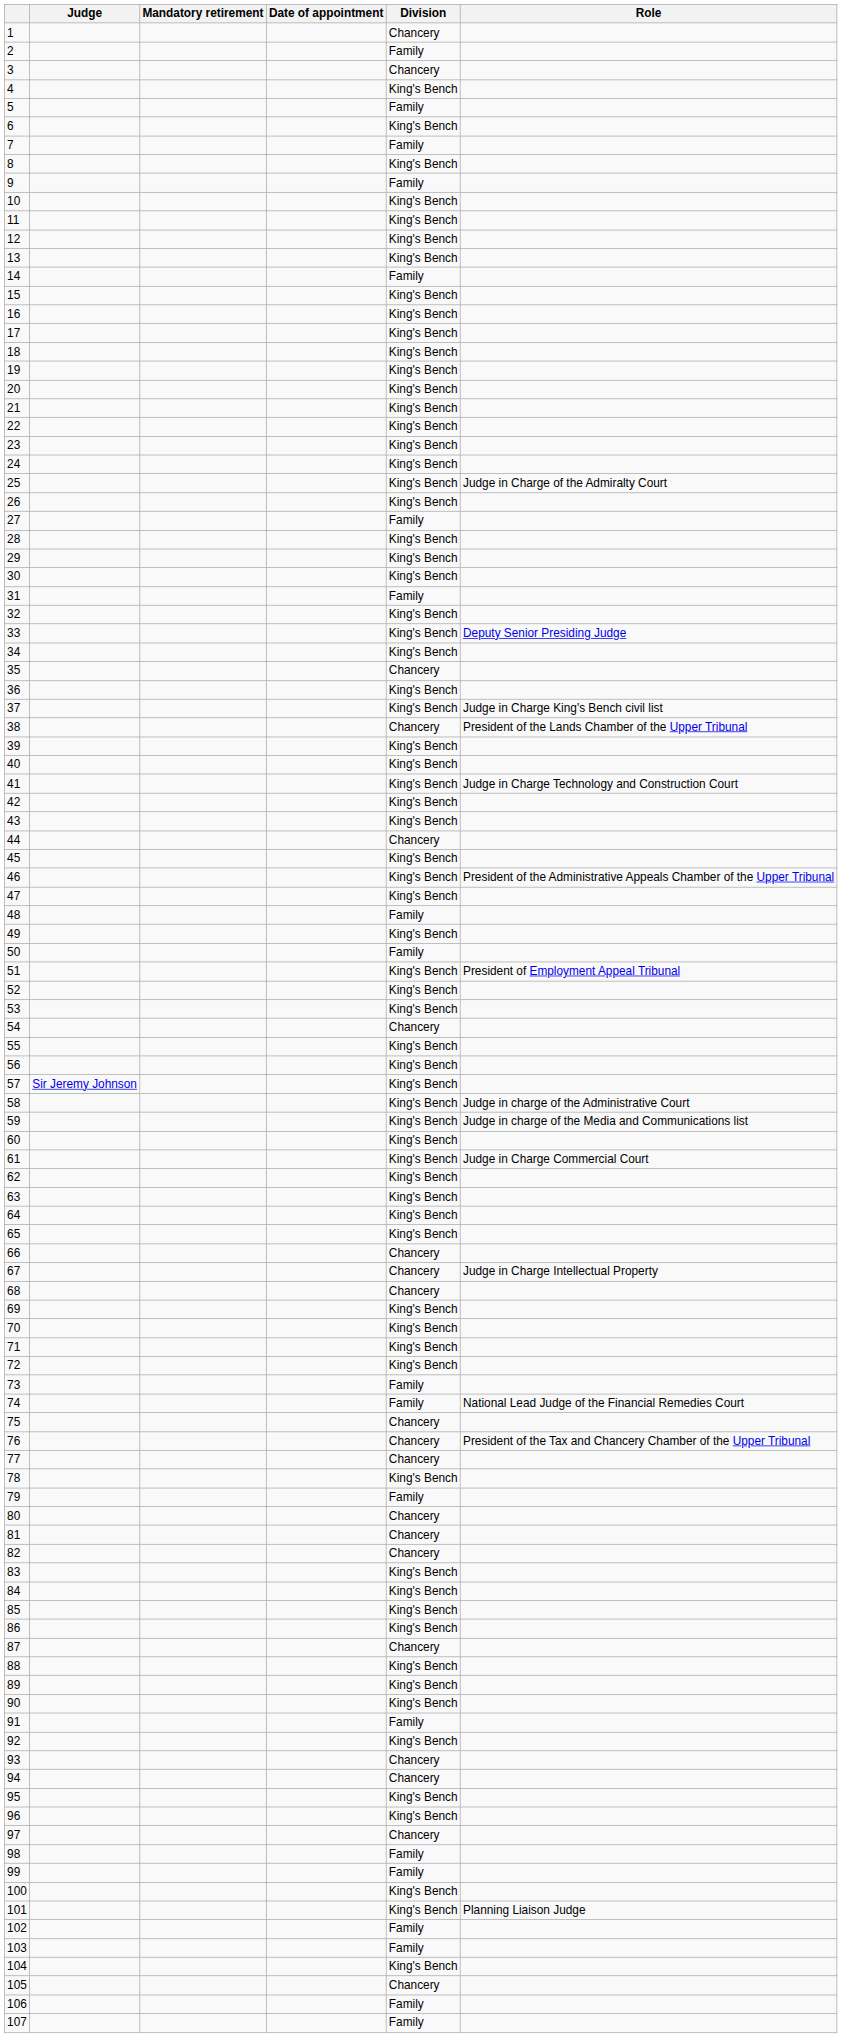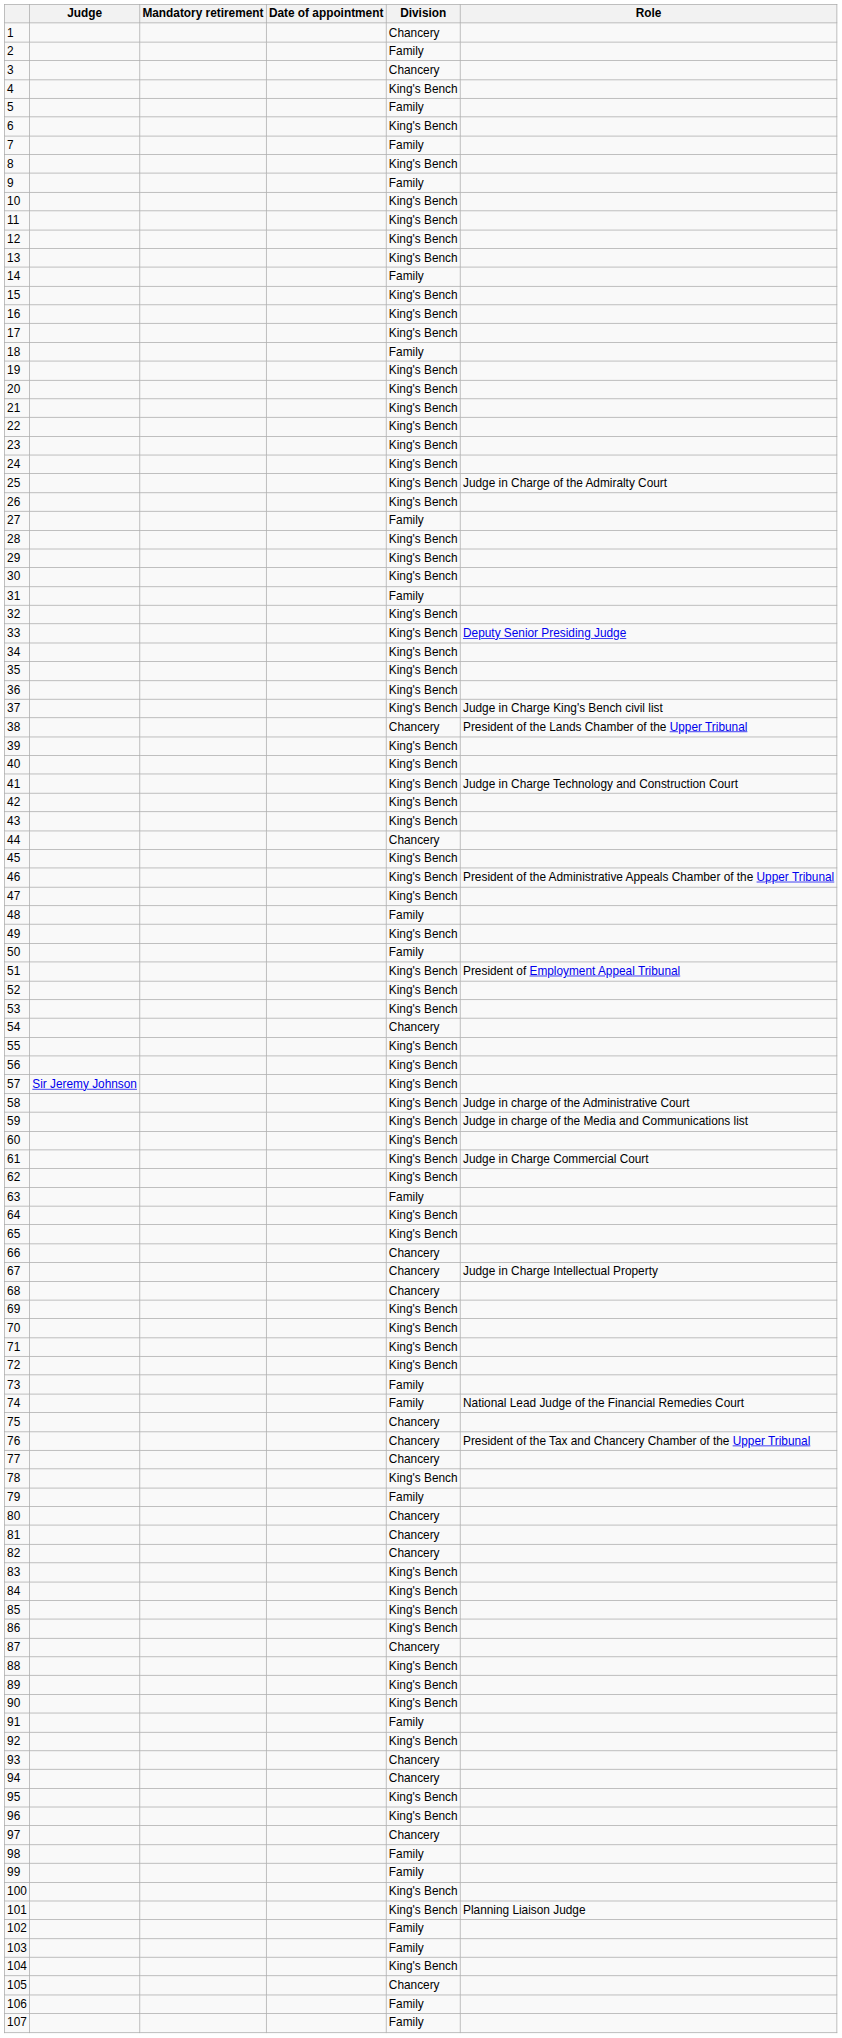(423, 351) King's Bench -> (406, 351) Family
(414, 671) Chancery -> (423, 671) King's Bench
(423, 1196) King's Bench -> (406, 1196) Family
